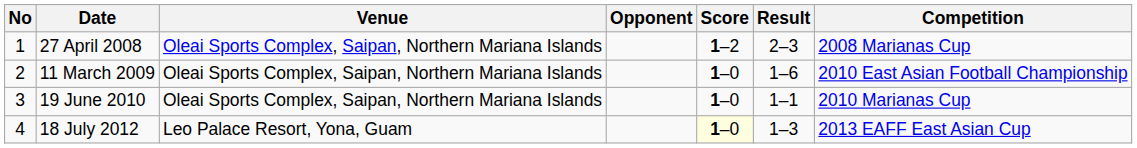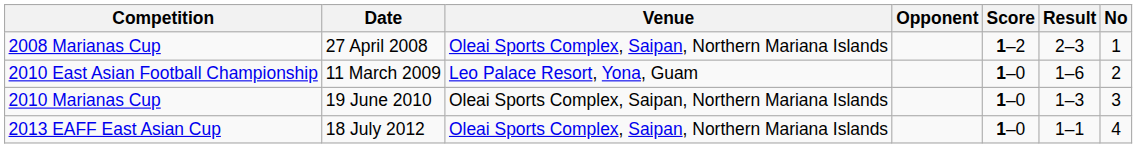columns swapped: (20, 18) <-> (973, 18)
(382, 73) Oleai Sports Complex, Saipan, Northern Mariana Islands -> (574, 73) Leo Palace Resort, Yona, Guam
(784, 101) 1–1 -> (1070, 101) 1–3
(288, 128) Leo Palace Resort, Yona, Guam -> (669, 128) Oleai Sports Complex, Saipan, Northern Mariana Islands
(725, 128) lightyellow background -> (1011, 128) no background
(784, 128) 1–3 -> (1070, 128) 1–1
